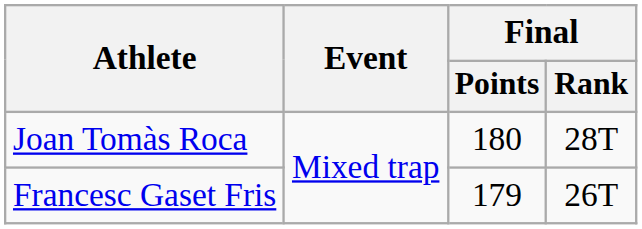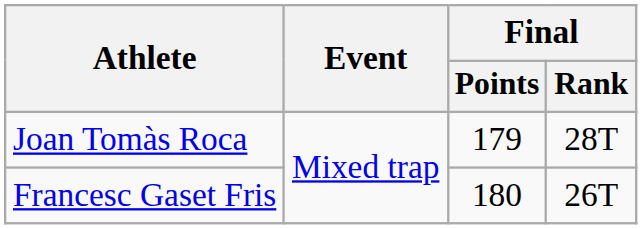(497, 139) 180 -> (497, 139) 179
(497, 194) 179 -> (497, 194) 180
